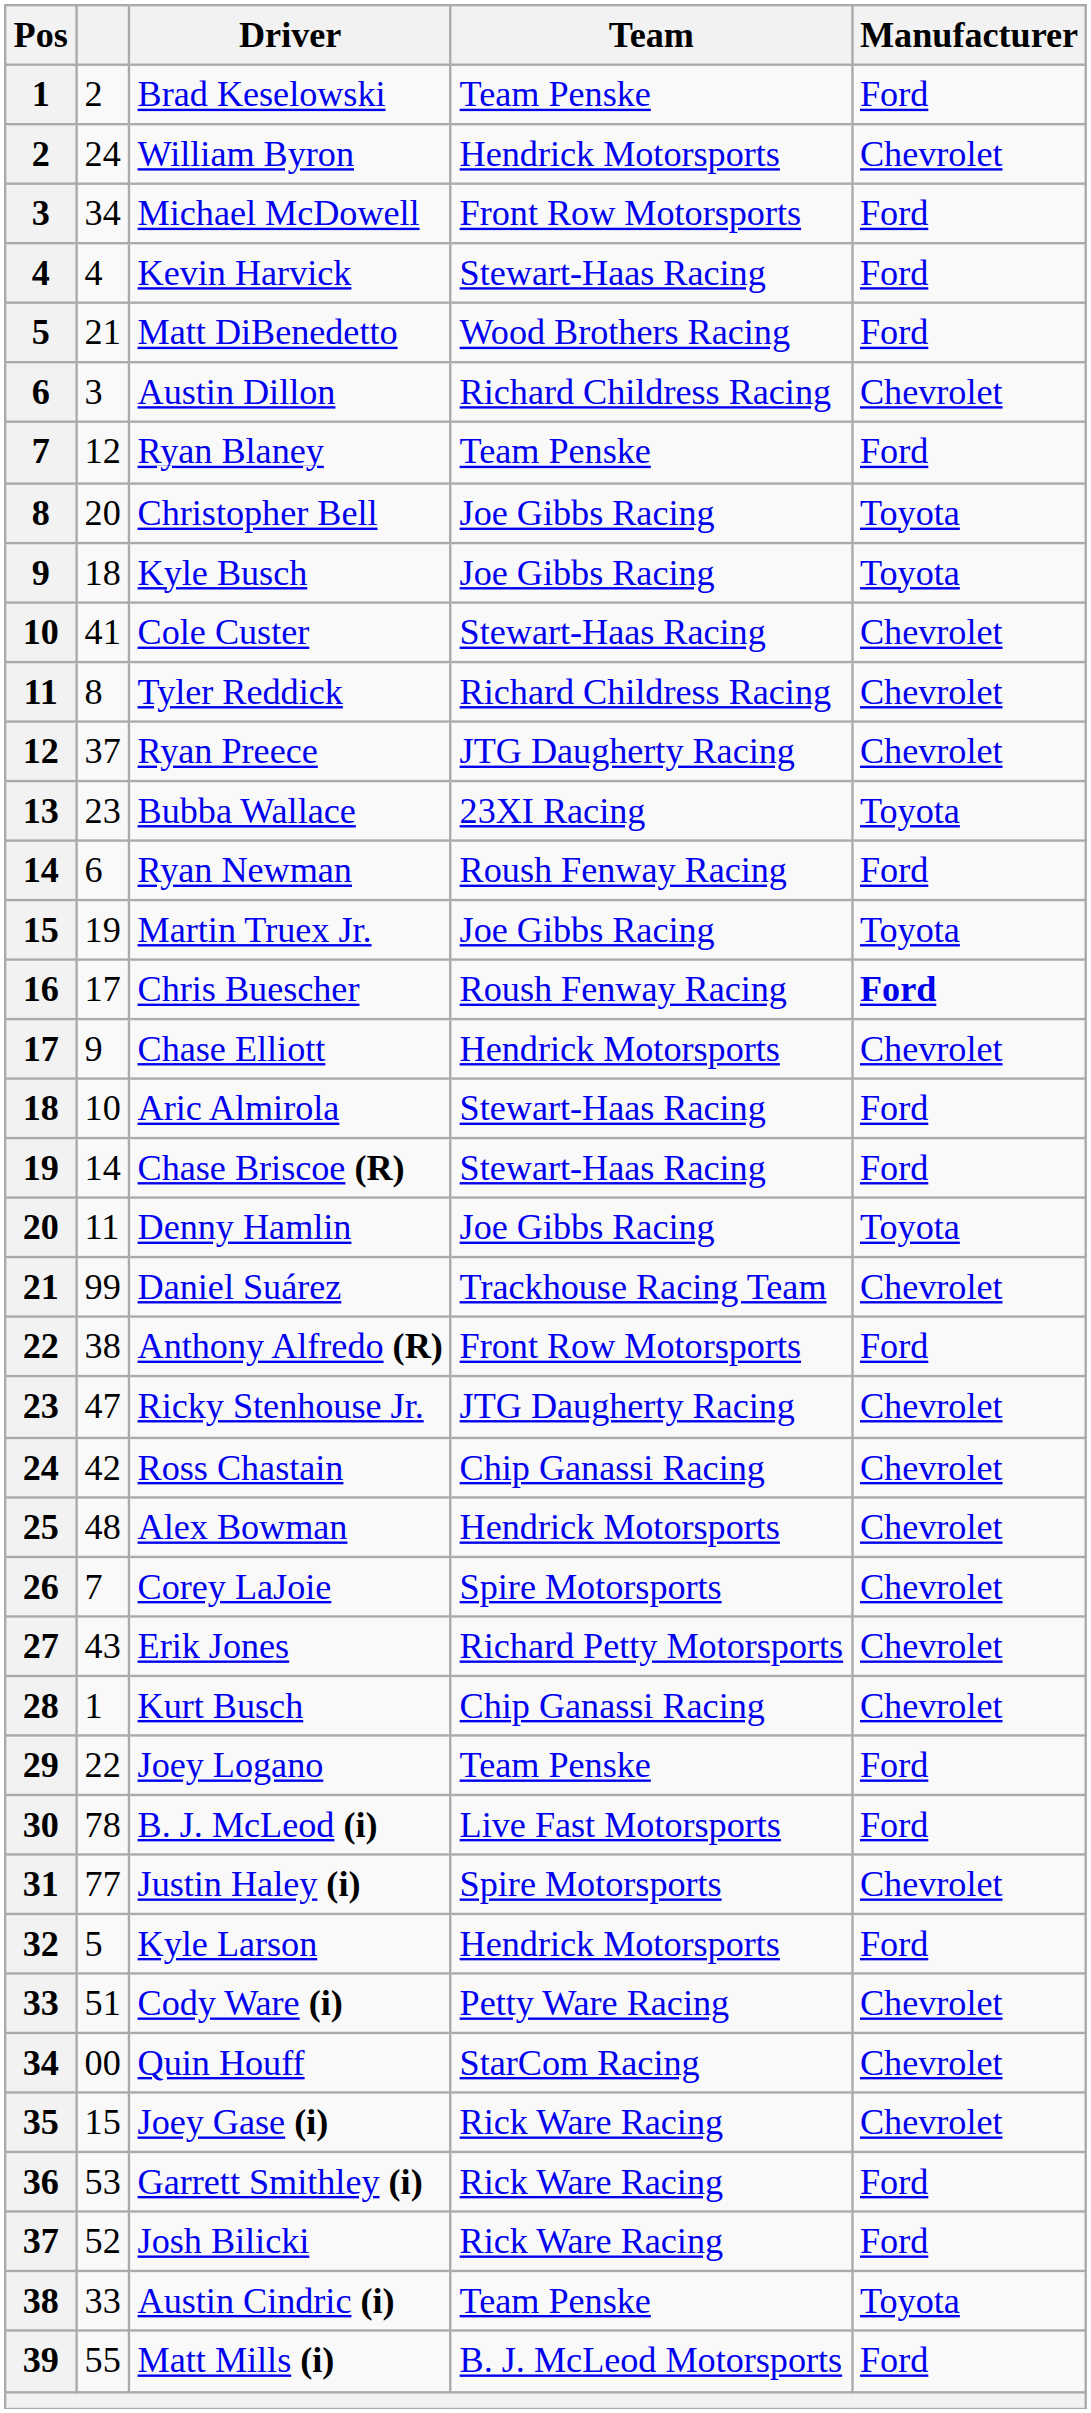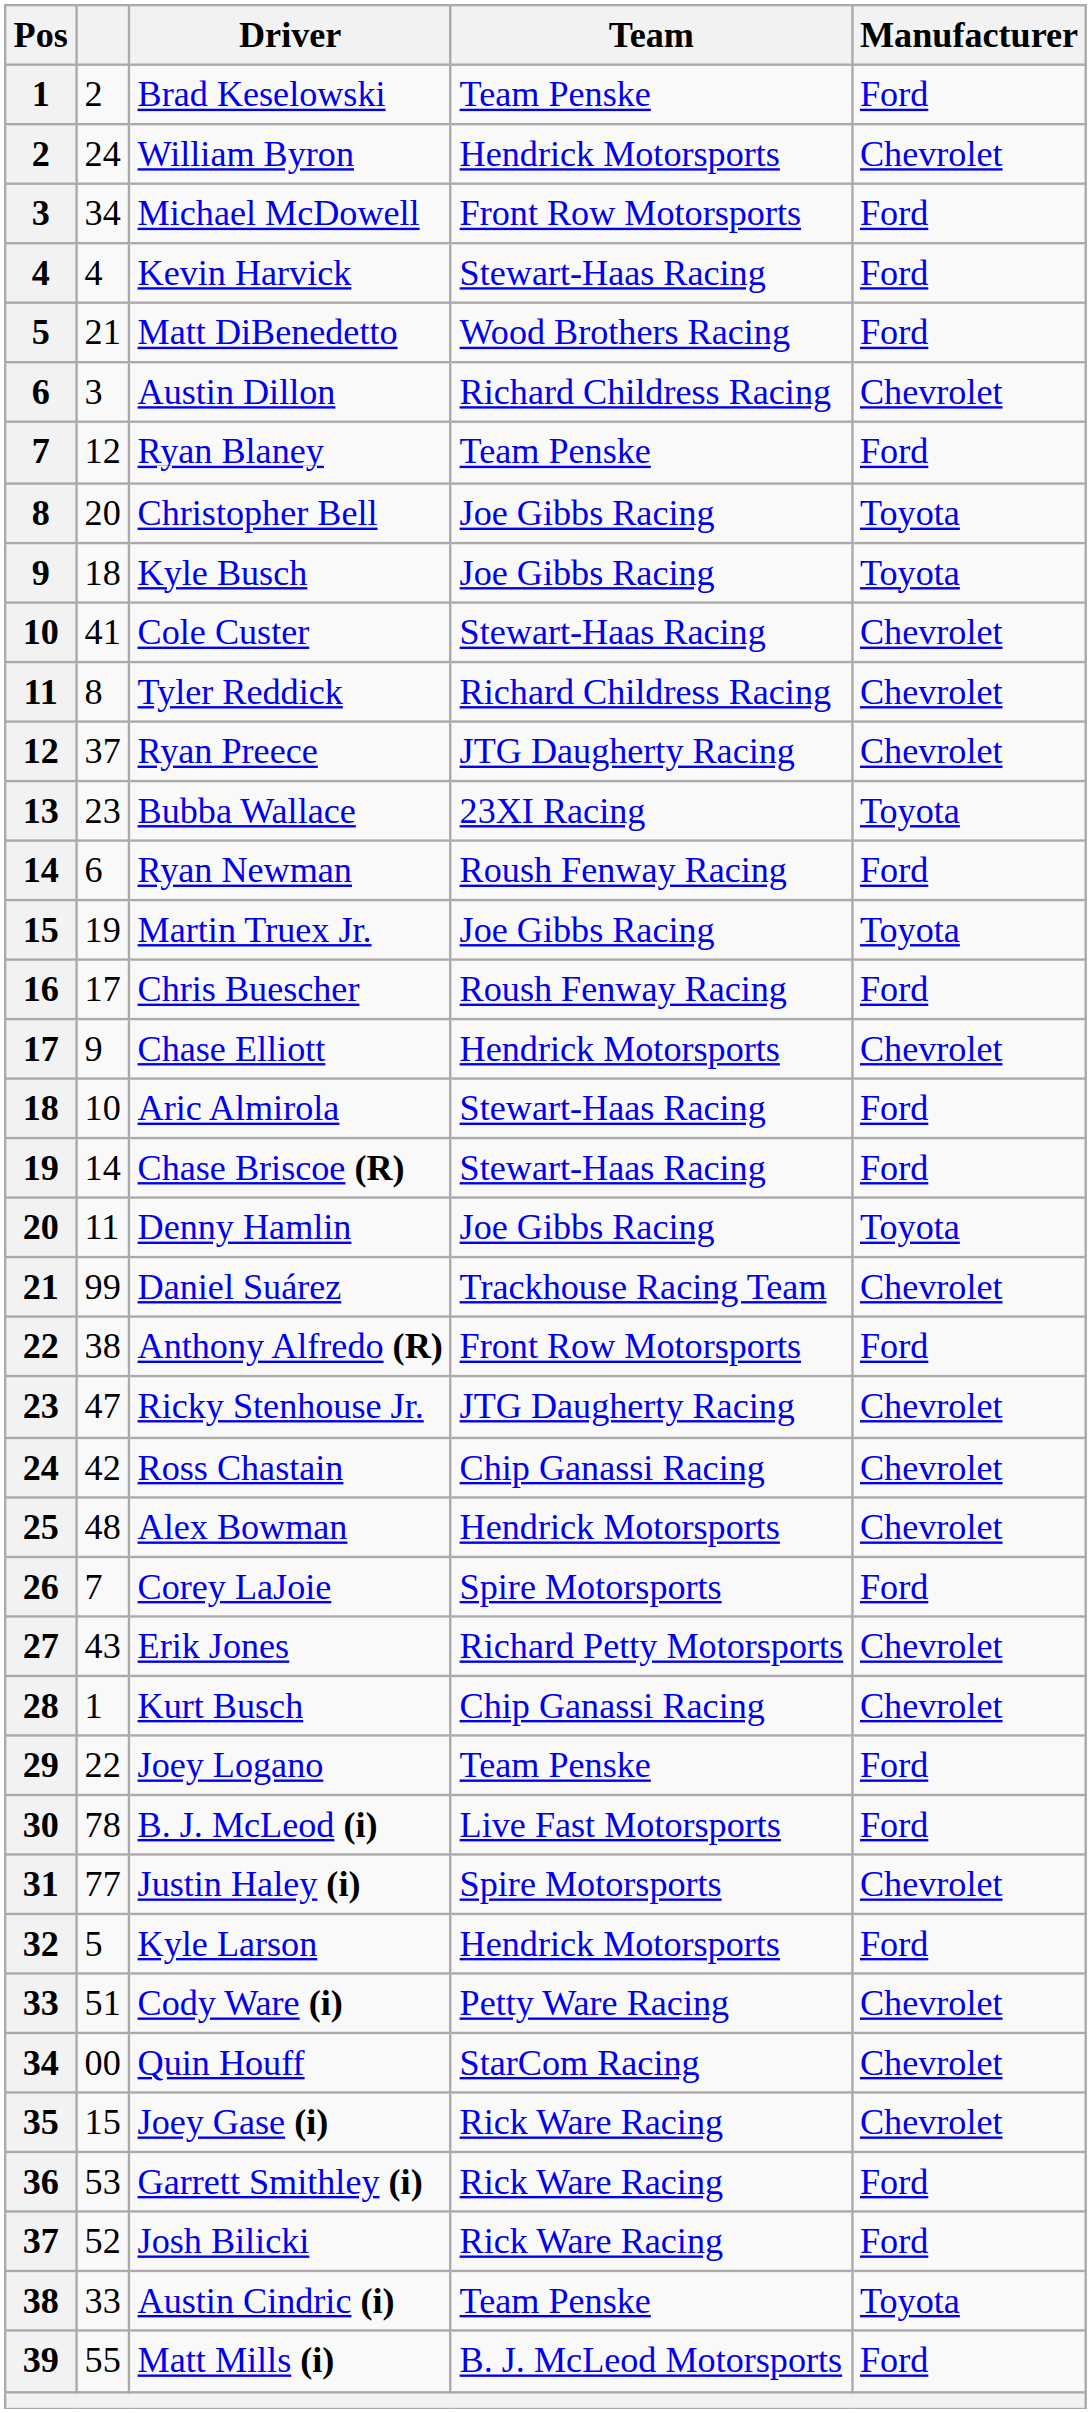(898, 988) bold -> (894, 988) normal
(931, 1585) Chevrolet -> (894, 1585) Ford
